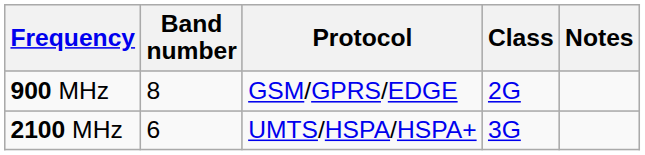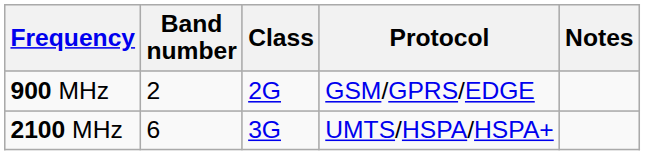columns swapped: (362, 37) <-> (521, 37)
(153, 90) 8 -> (153, 90) 2
